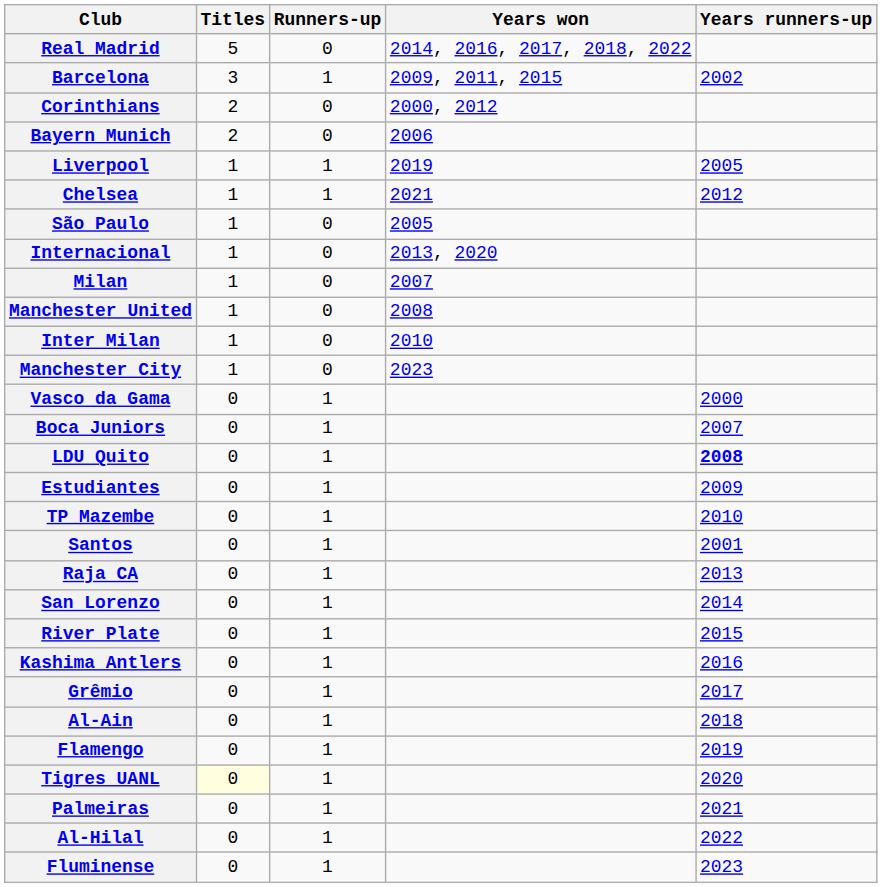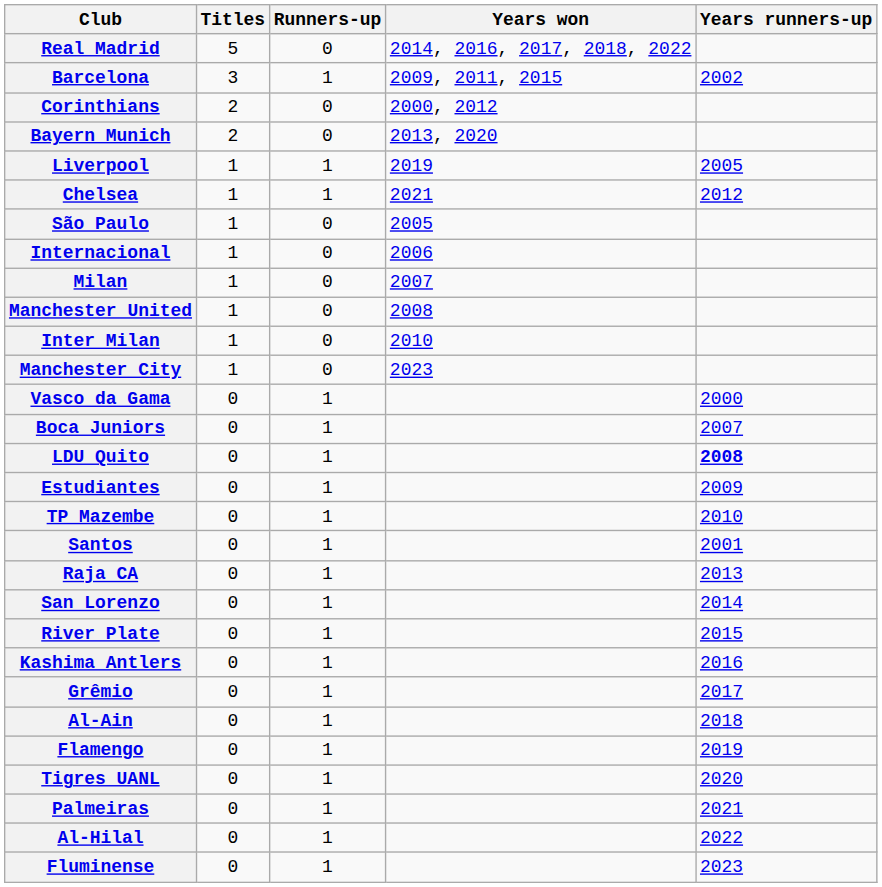(411, 136) 2006 -> (444, 136) 2013, 2020
(444, 253) 2013, 2020 -> (411, 253) 2006
(233, 780) lightyellow background -> (233, 780) no background
